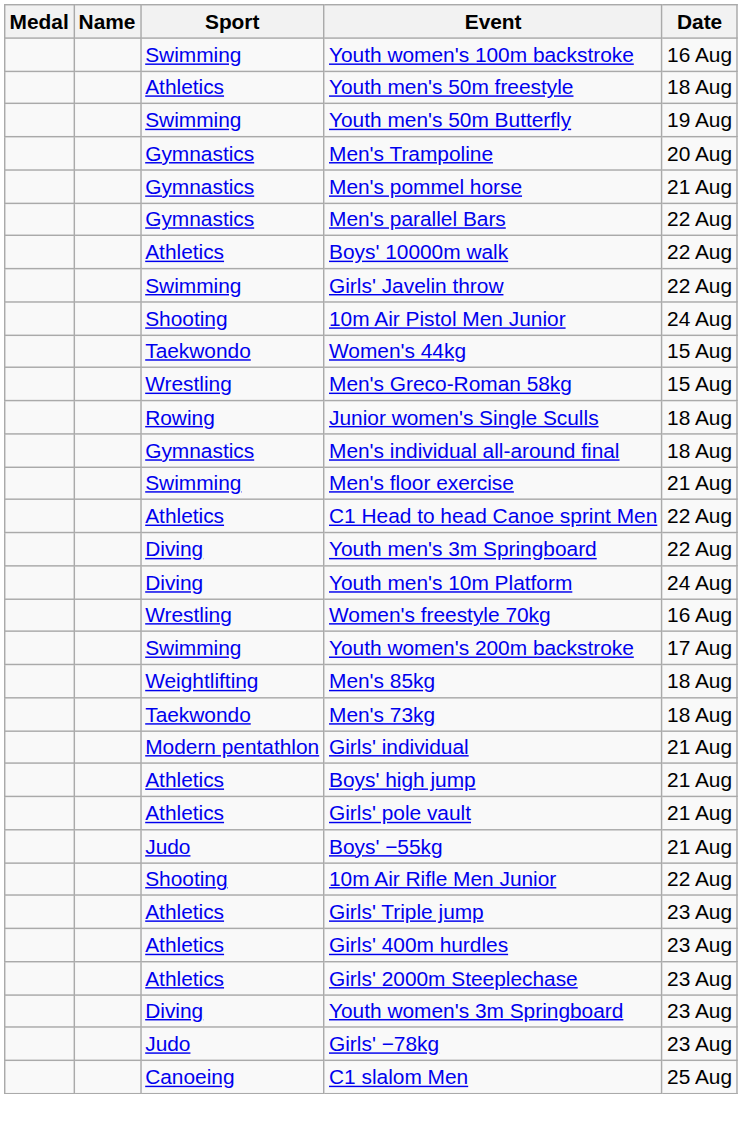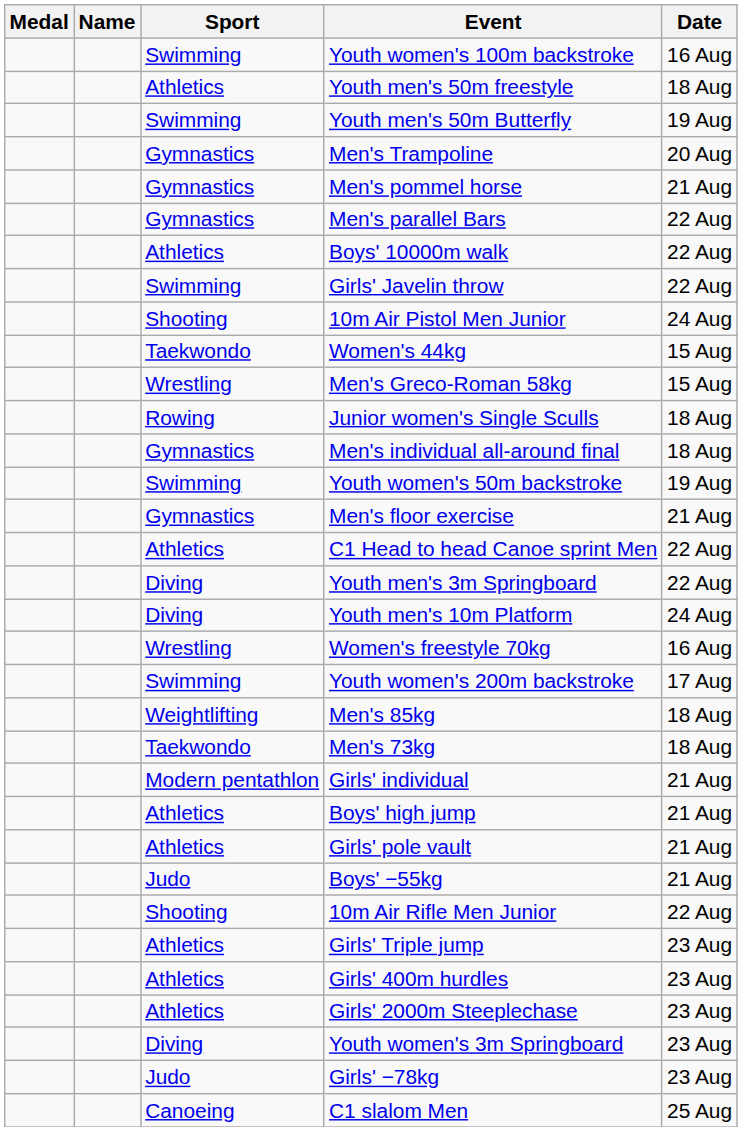+ row: (476, 483)
(193, 483) Swimming -> (200, 516) Gymnastics
